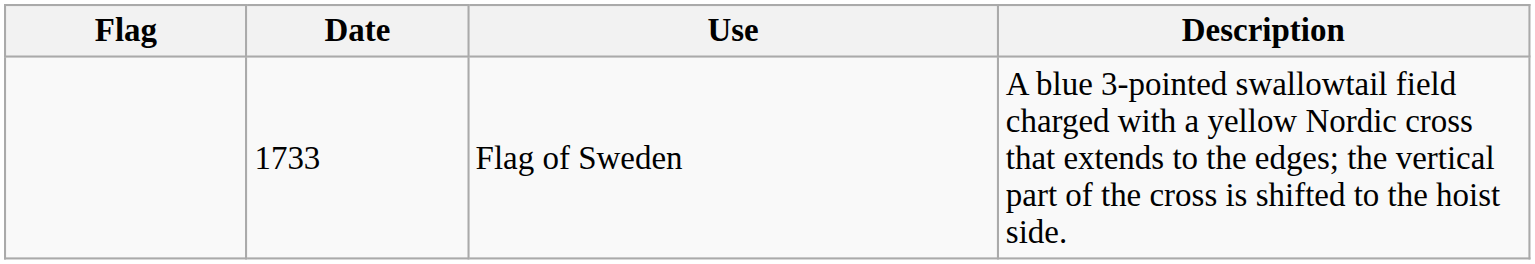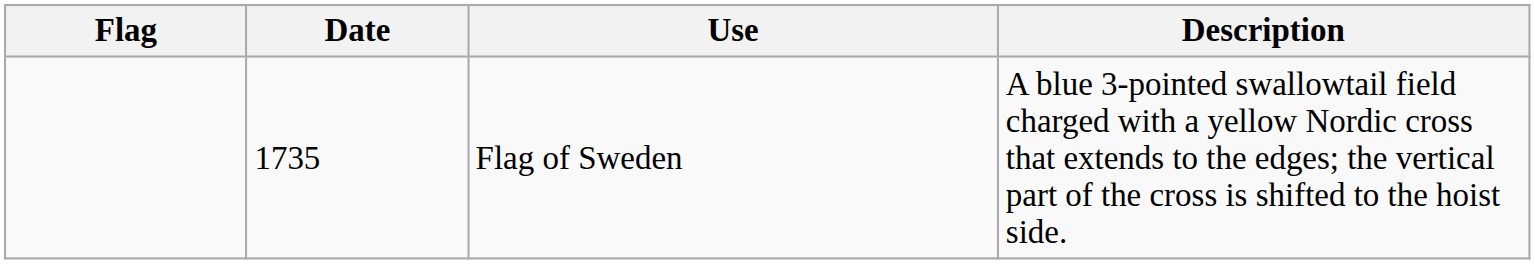(287, 157) 1733 -> (287, 157) 1735
